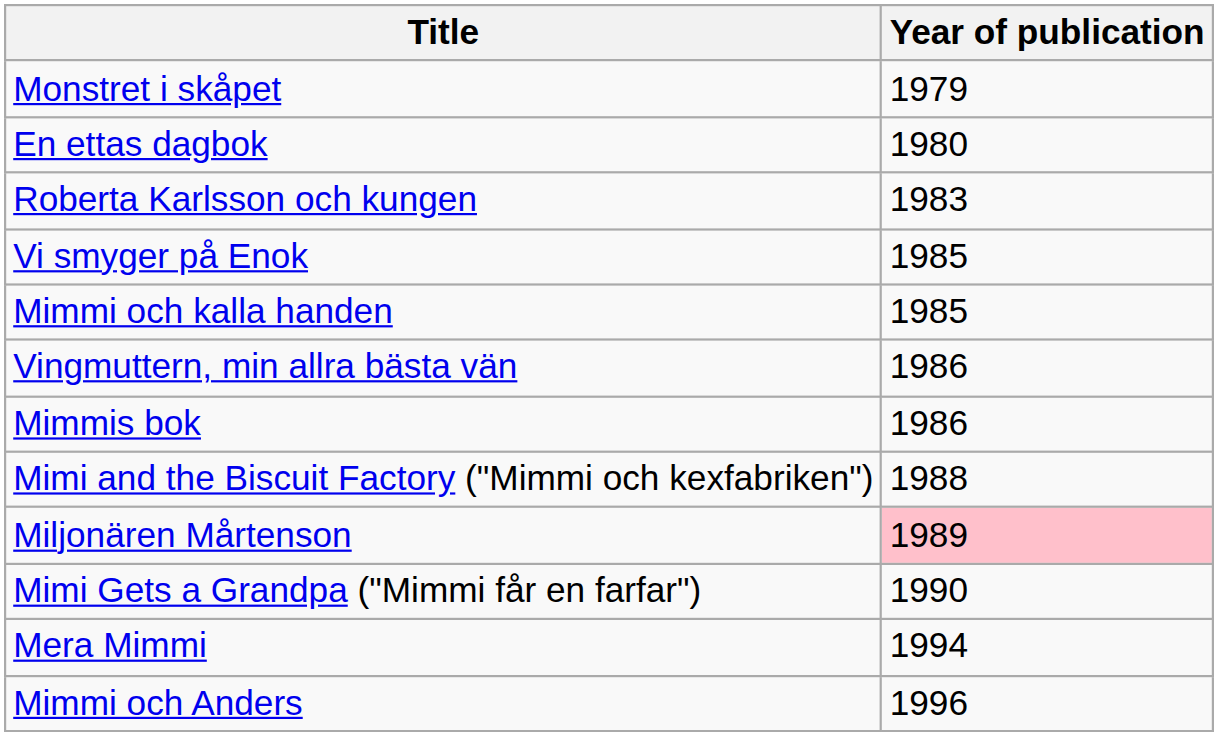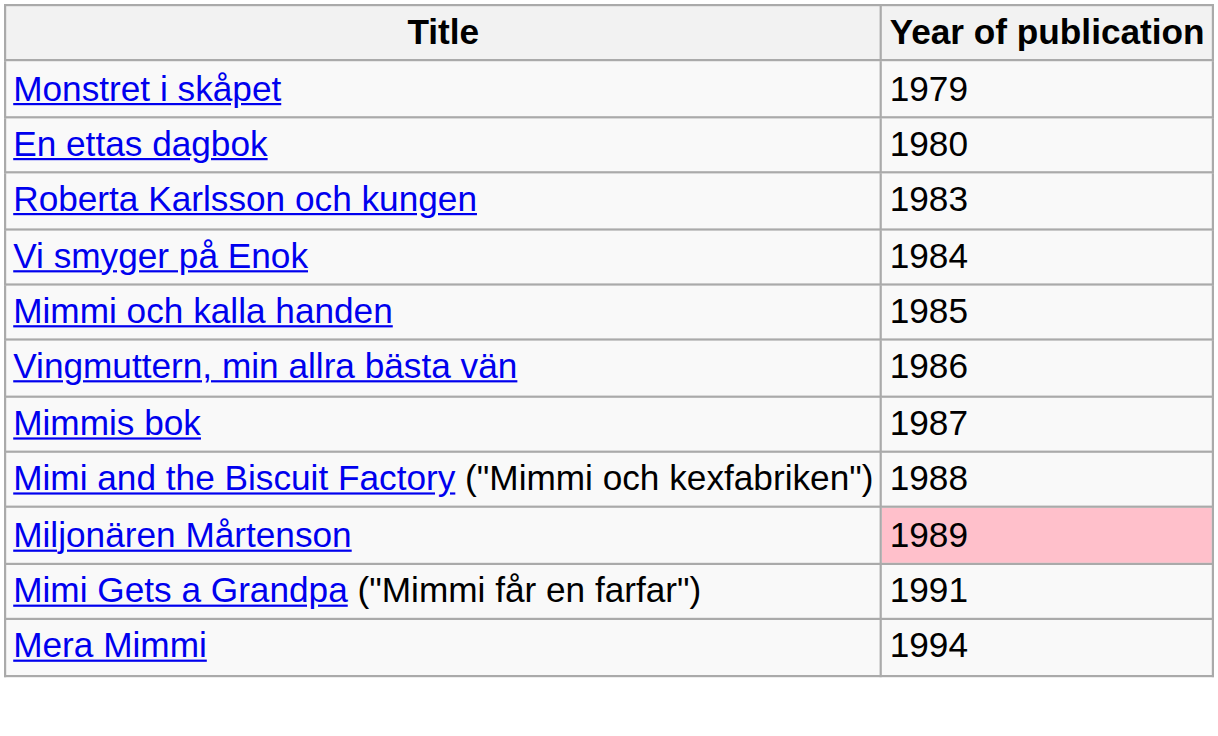(929, 255) 1985 -> (929, 255) 1984
(929, 423) 1986 -> (929, 423) 1987
(929, 590) 1990 -> (929, 590) 1991
- row: (158, 702)
